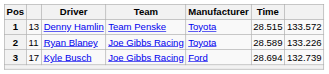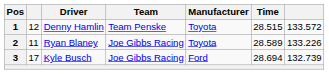(34, 27) 13 -> (34, 27) 12
